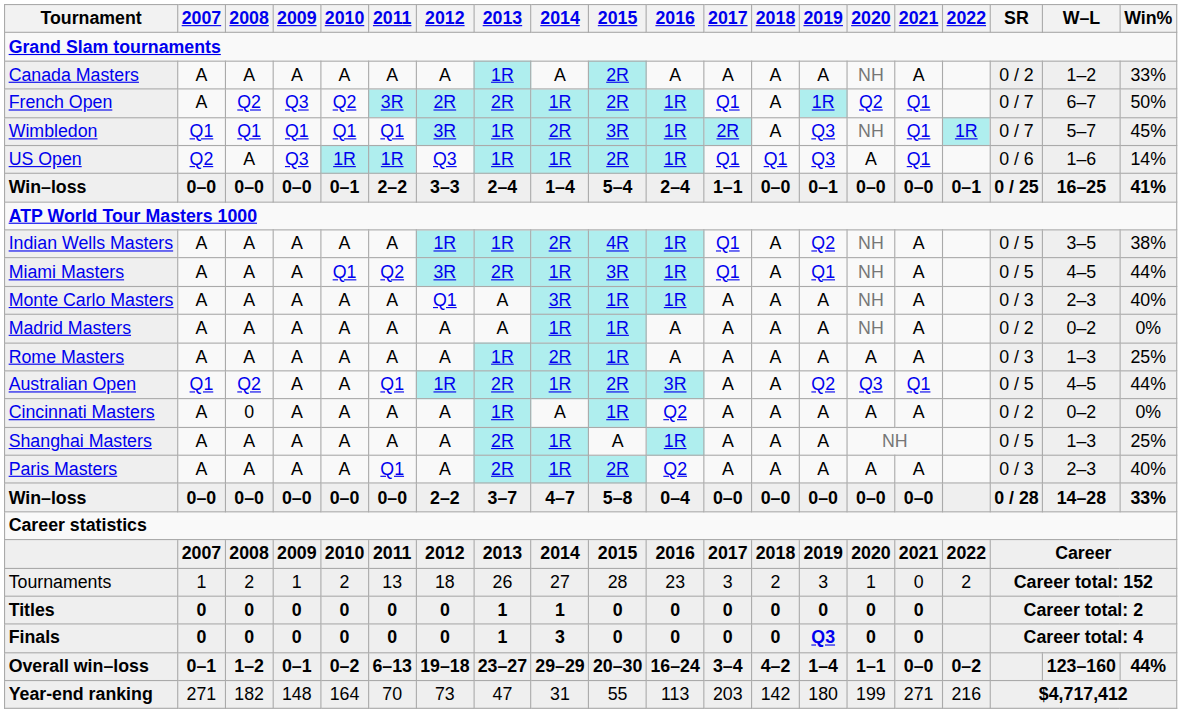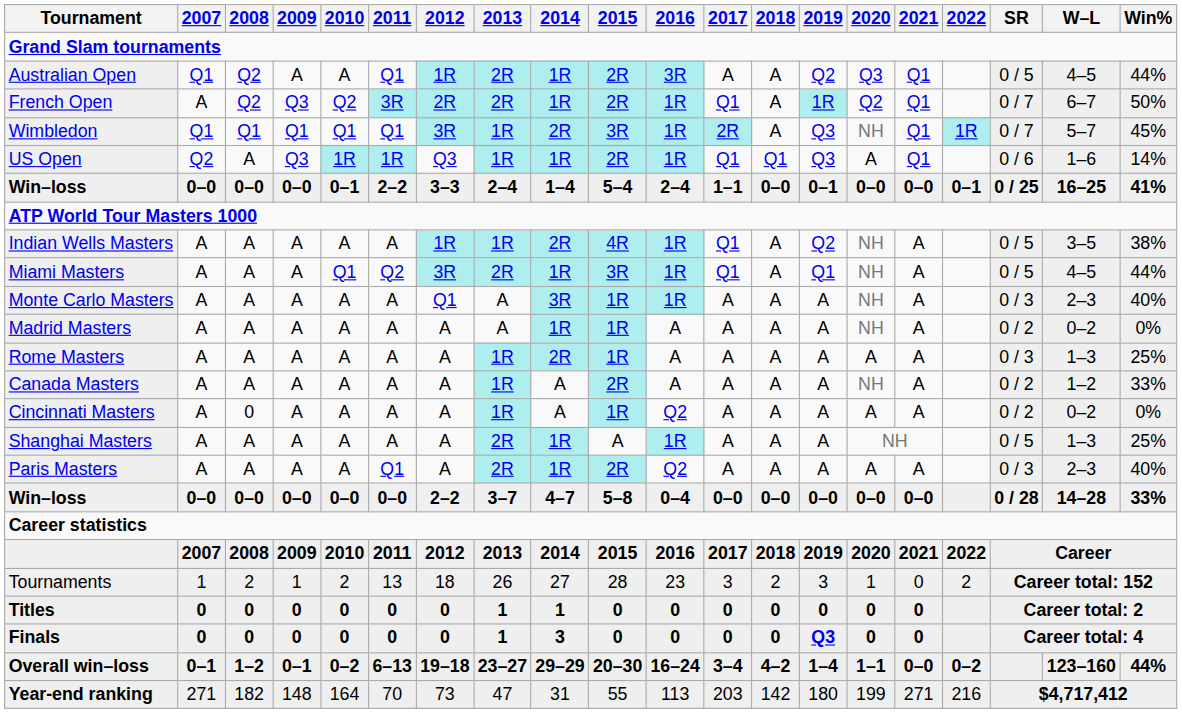rows swapped: (72, 384) <-> (74, 74)
